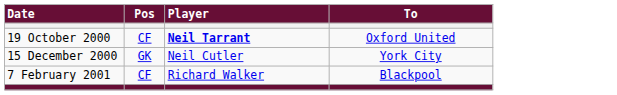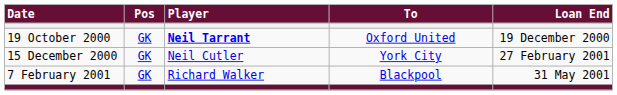+ column: (553, 26)
(145, 38) CF -> (145, 38) GK
(145, 75) CF -> (145, 75) GK
